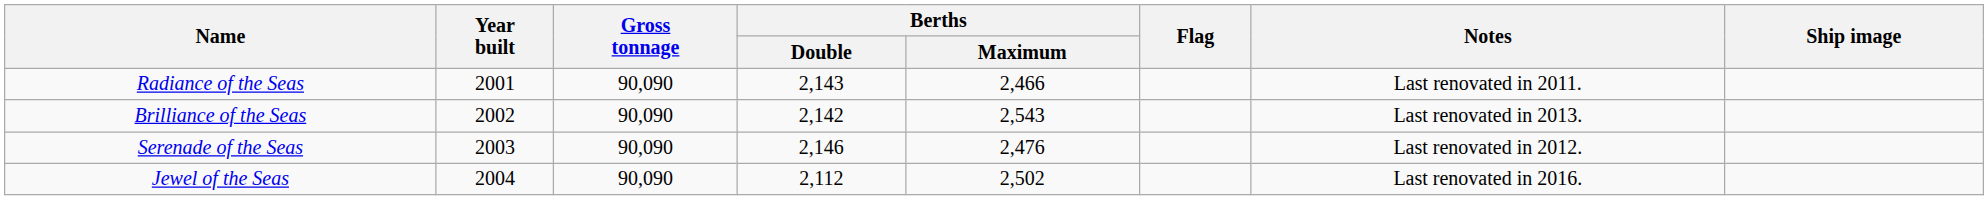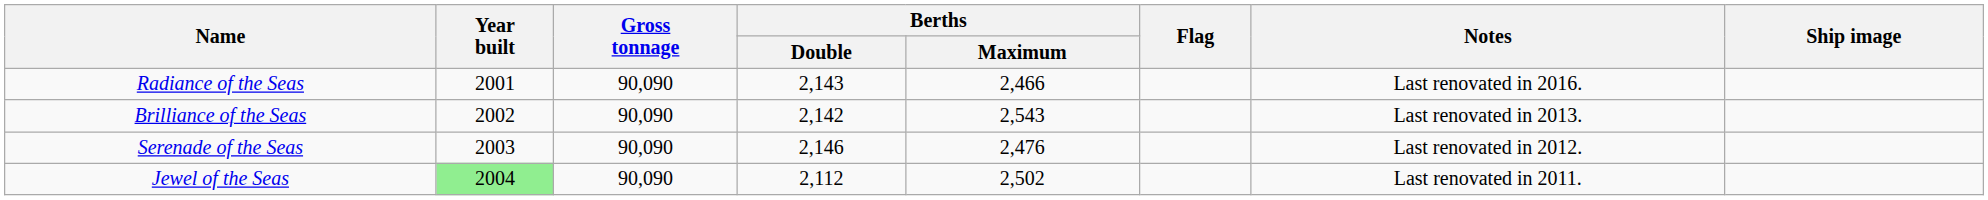(1488, 83) Last renovated in 2011. -> (1488, 83) Last renovated in 2016.
(495, 178) no background -> (495, 178) lightgreen background
(1488, 178) Last renovated in 2016. -> (1488, 178) Last renovated in 2011.
